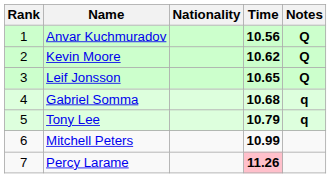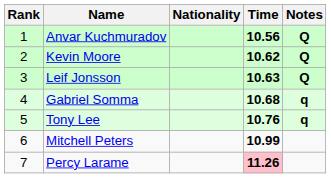(263, 78) 10.65 -> (263, 78) 10.63
(263, 120) 10.79 -> (263, 120) 10.76
